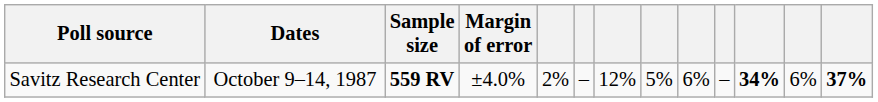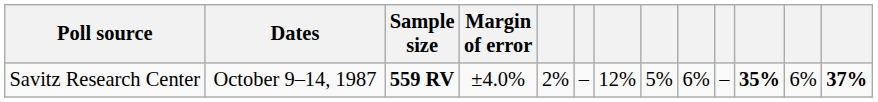(760, 79) 34% -> (760, 79) 35%
